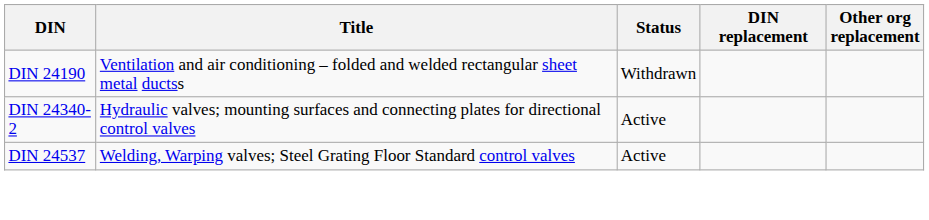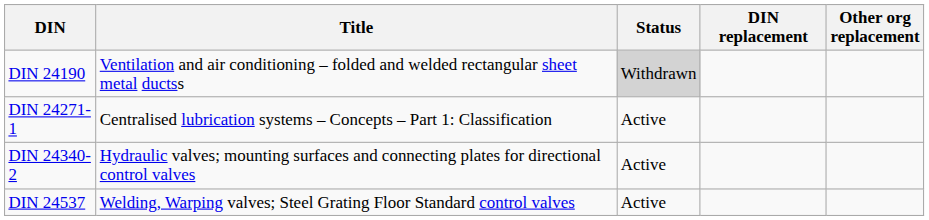(659, 73) no background -> (659, 73) lightgrey background
+ row: (50, 119)
